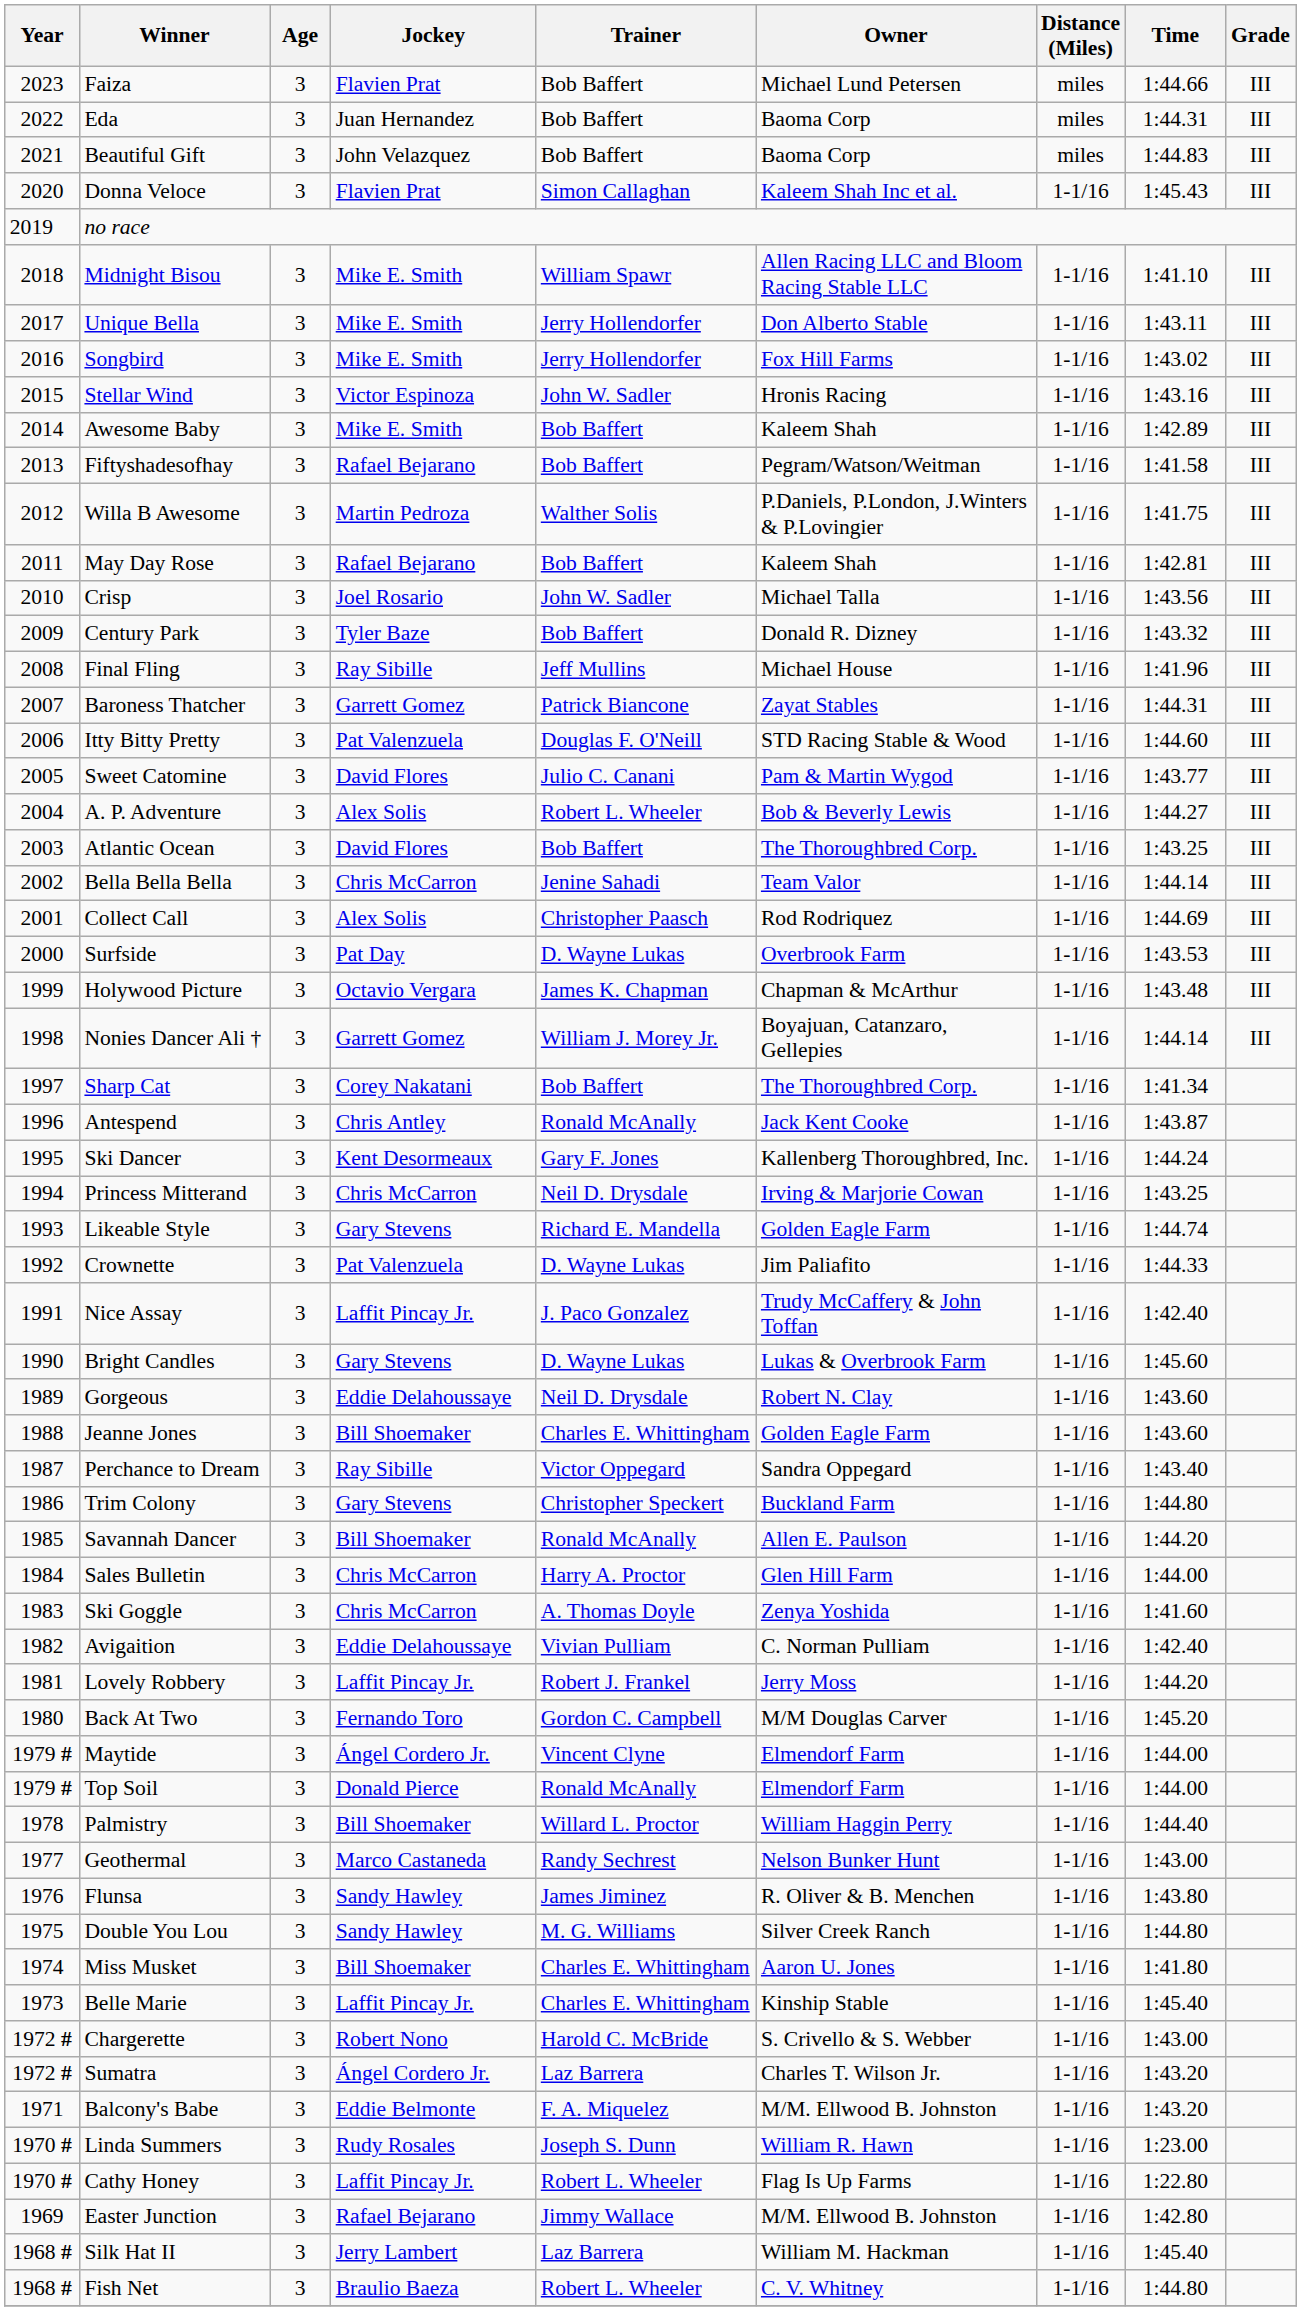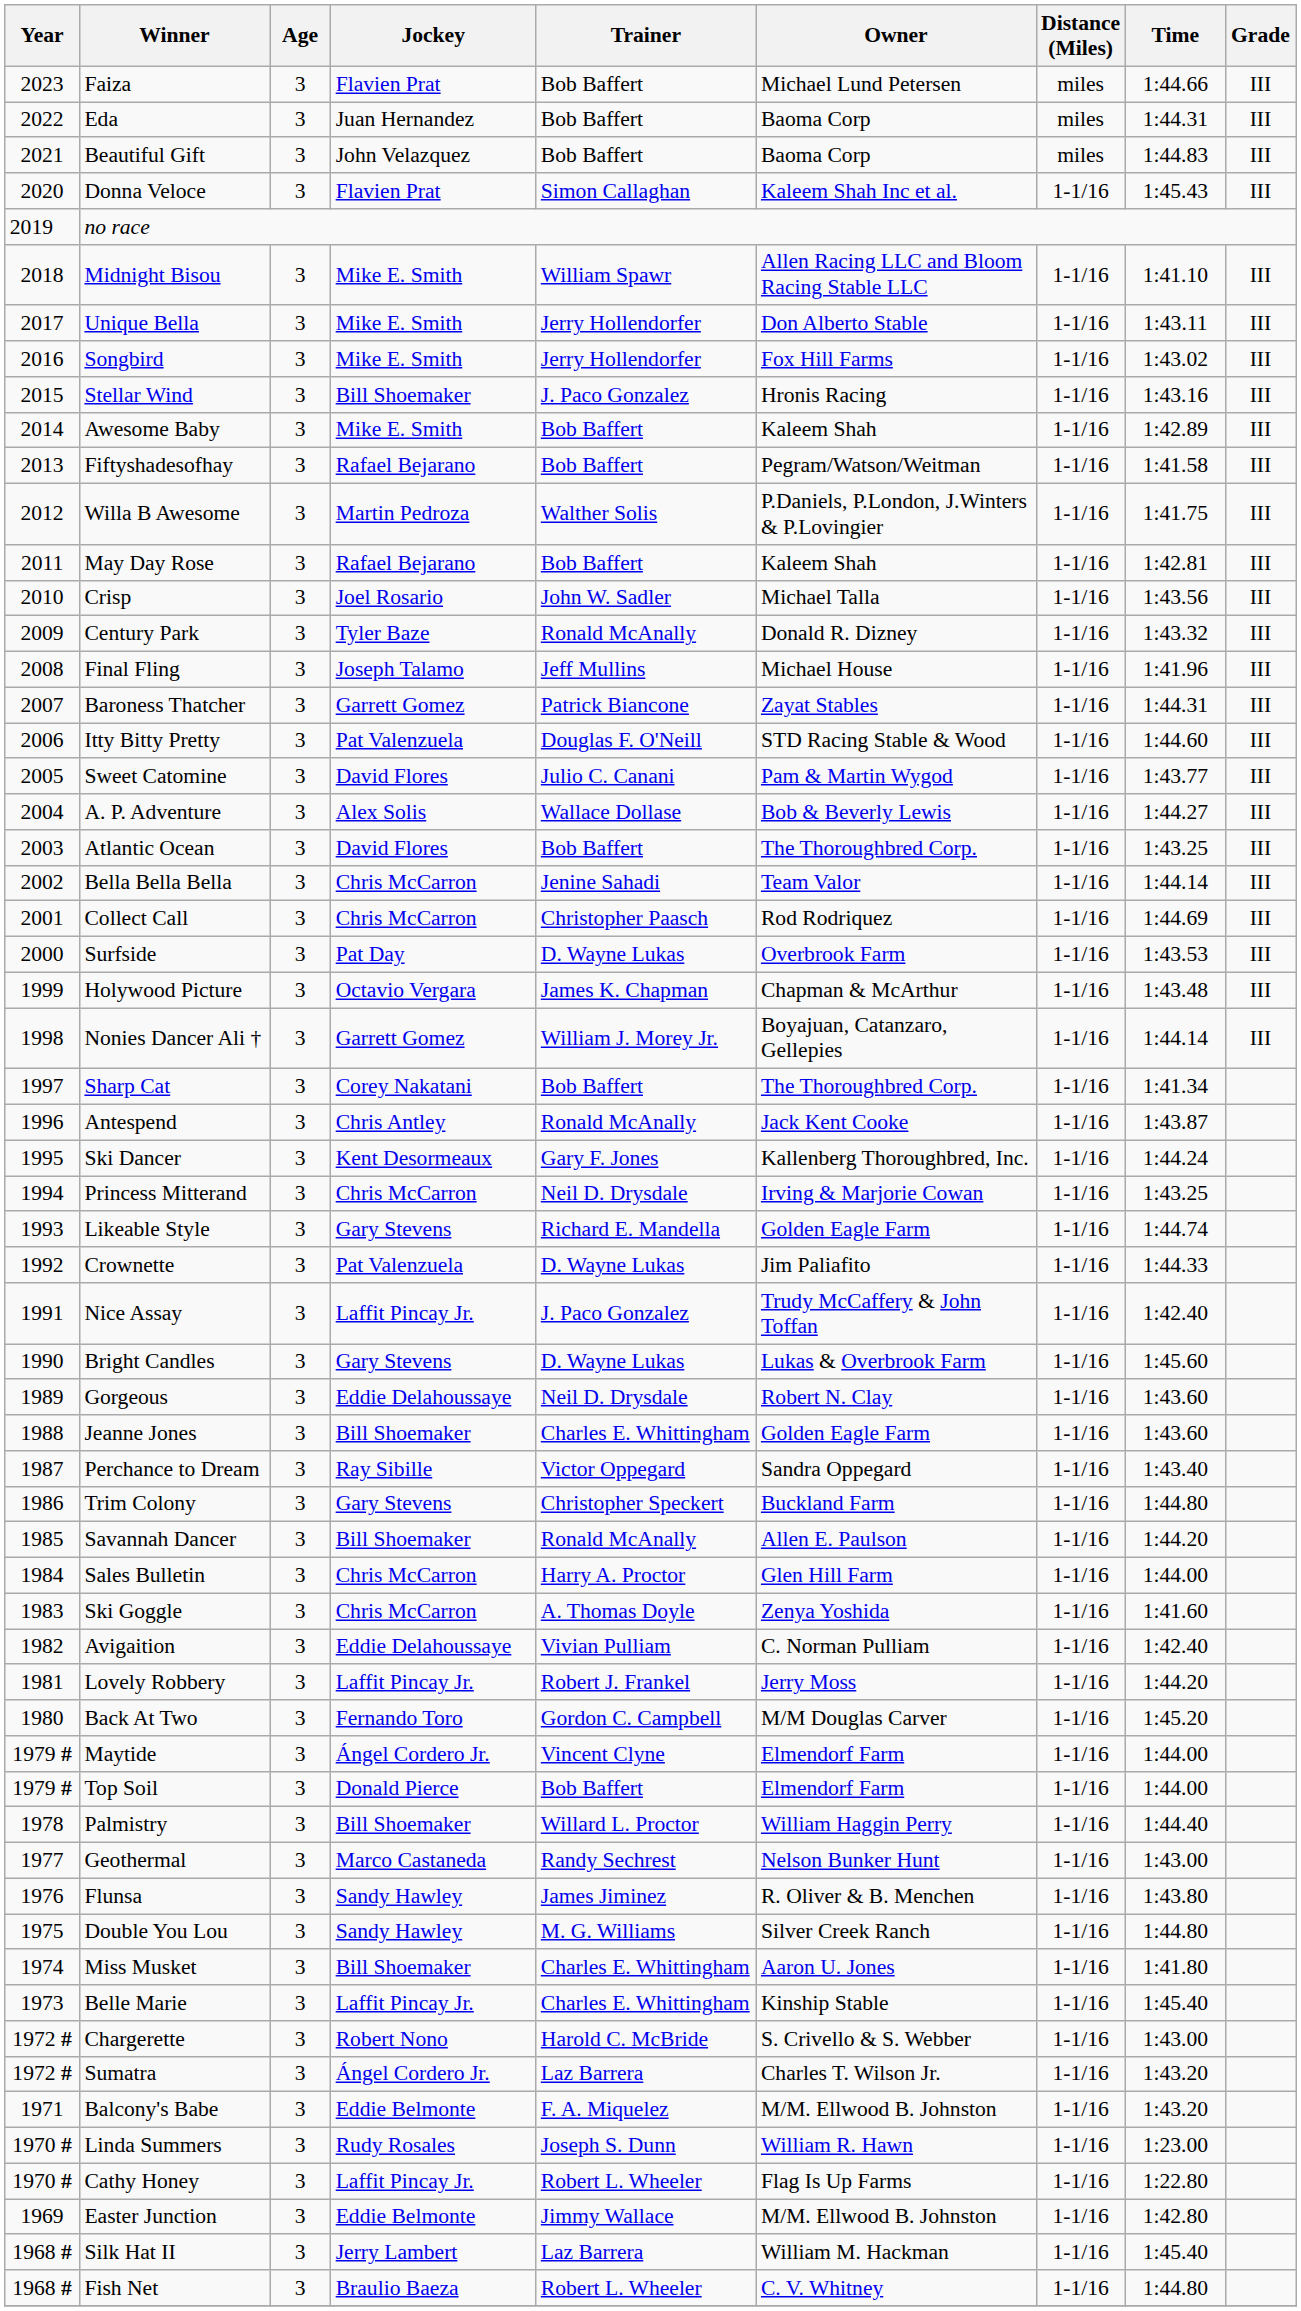(405, 394) Victor Espinoza -> (403, 394) Bill Shoemaker
(606, 394) John W. Sadler -> (615, 394) J. Paco Gonzalez
(592, 633) Bob Baffert -> (618, 633) Ronald McAnally
(384, 669) Ray Sibille -> (400, 669) Joseph Talamo
(621, 811) Robert L. Wheeler -> (611, 811) Wallace Dollase
(381, 918) Alex Solis -> (406, 918) Chris McCarron
(618, 1788) Ronald McAnally -> (592, 1788) Bob Baffert
(406, 2216) Rafael Bejarano -> (406, 2216) Eddie Belmonte
